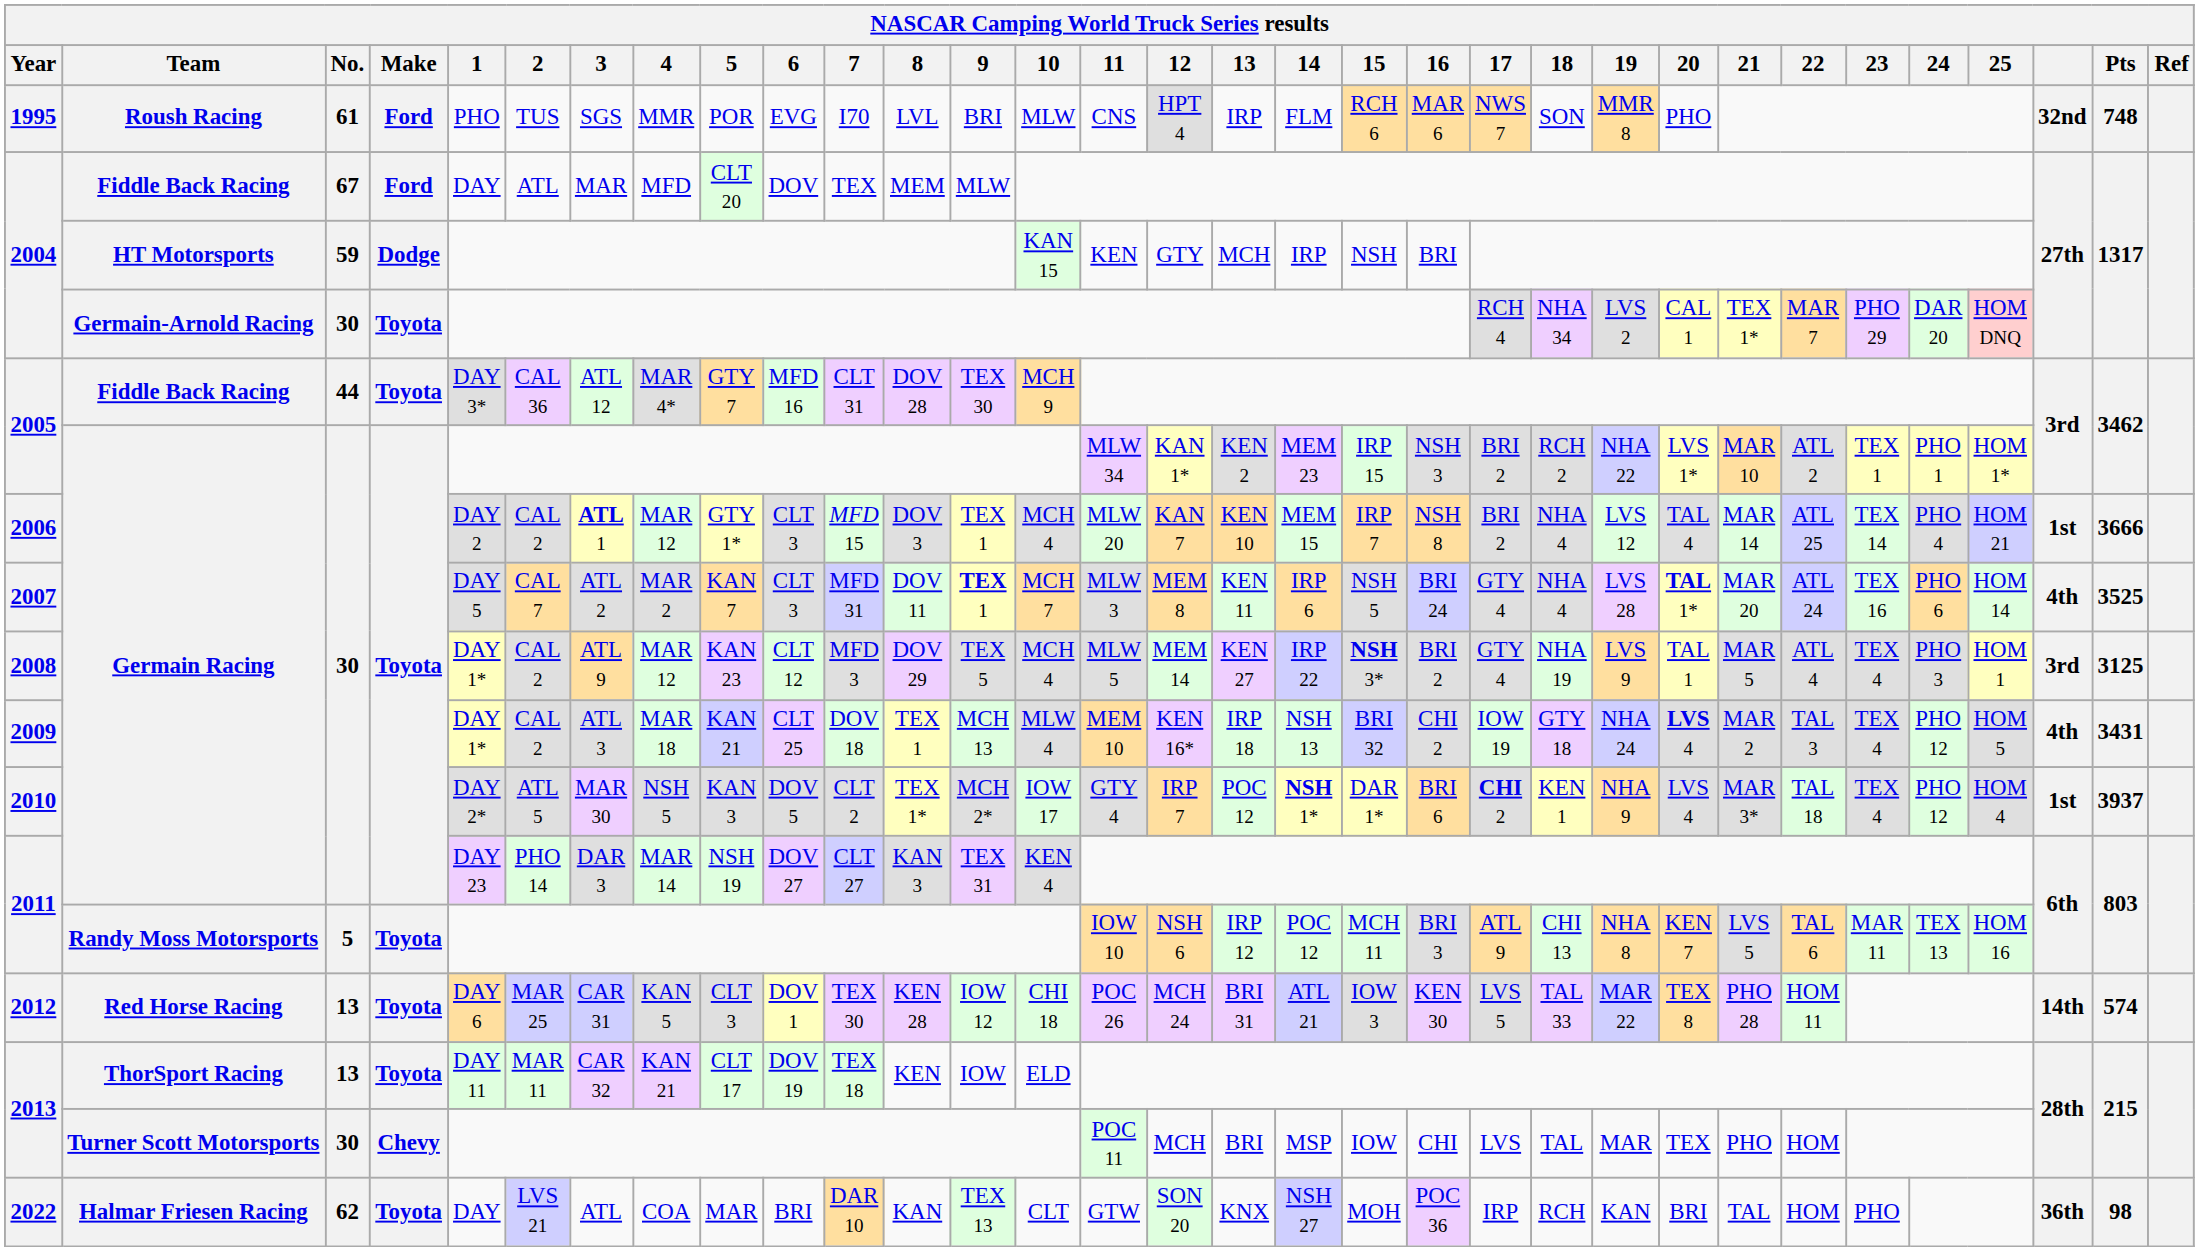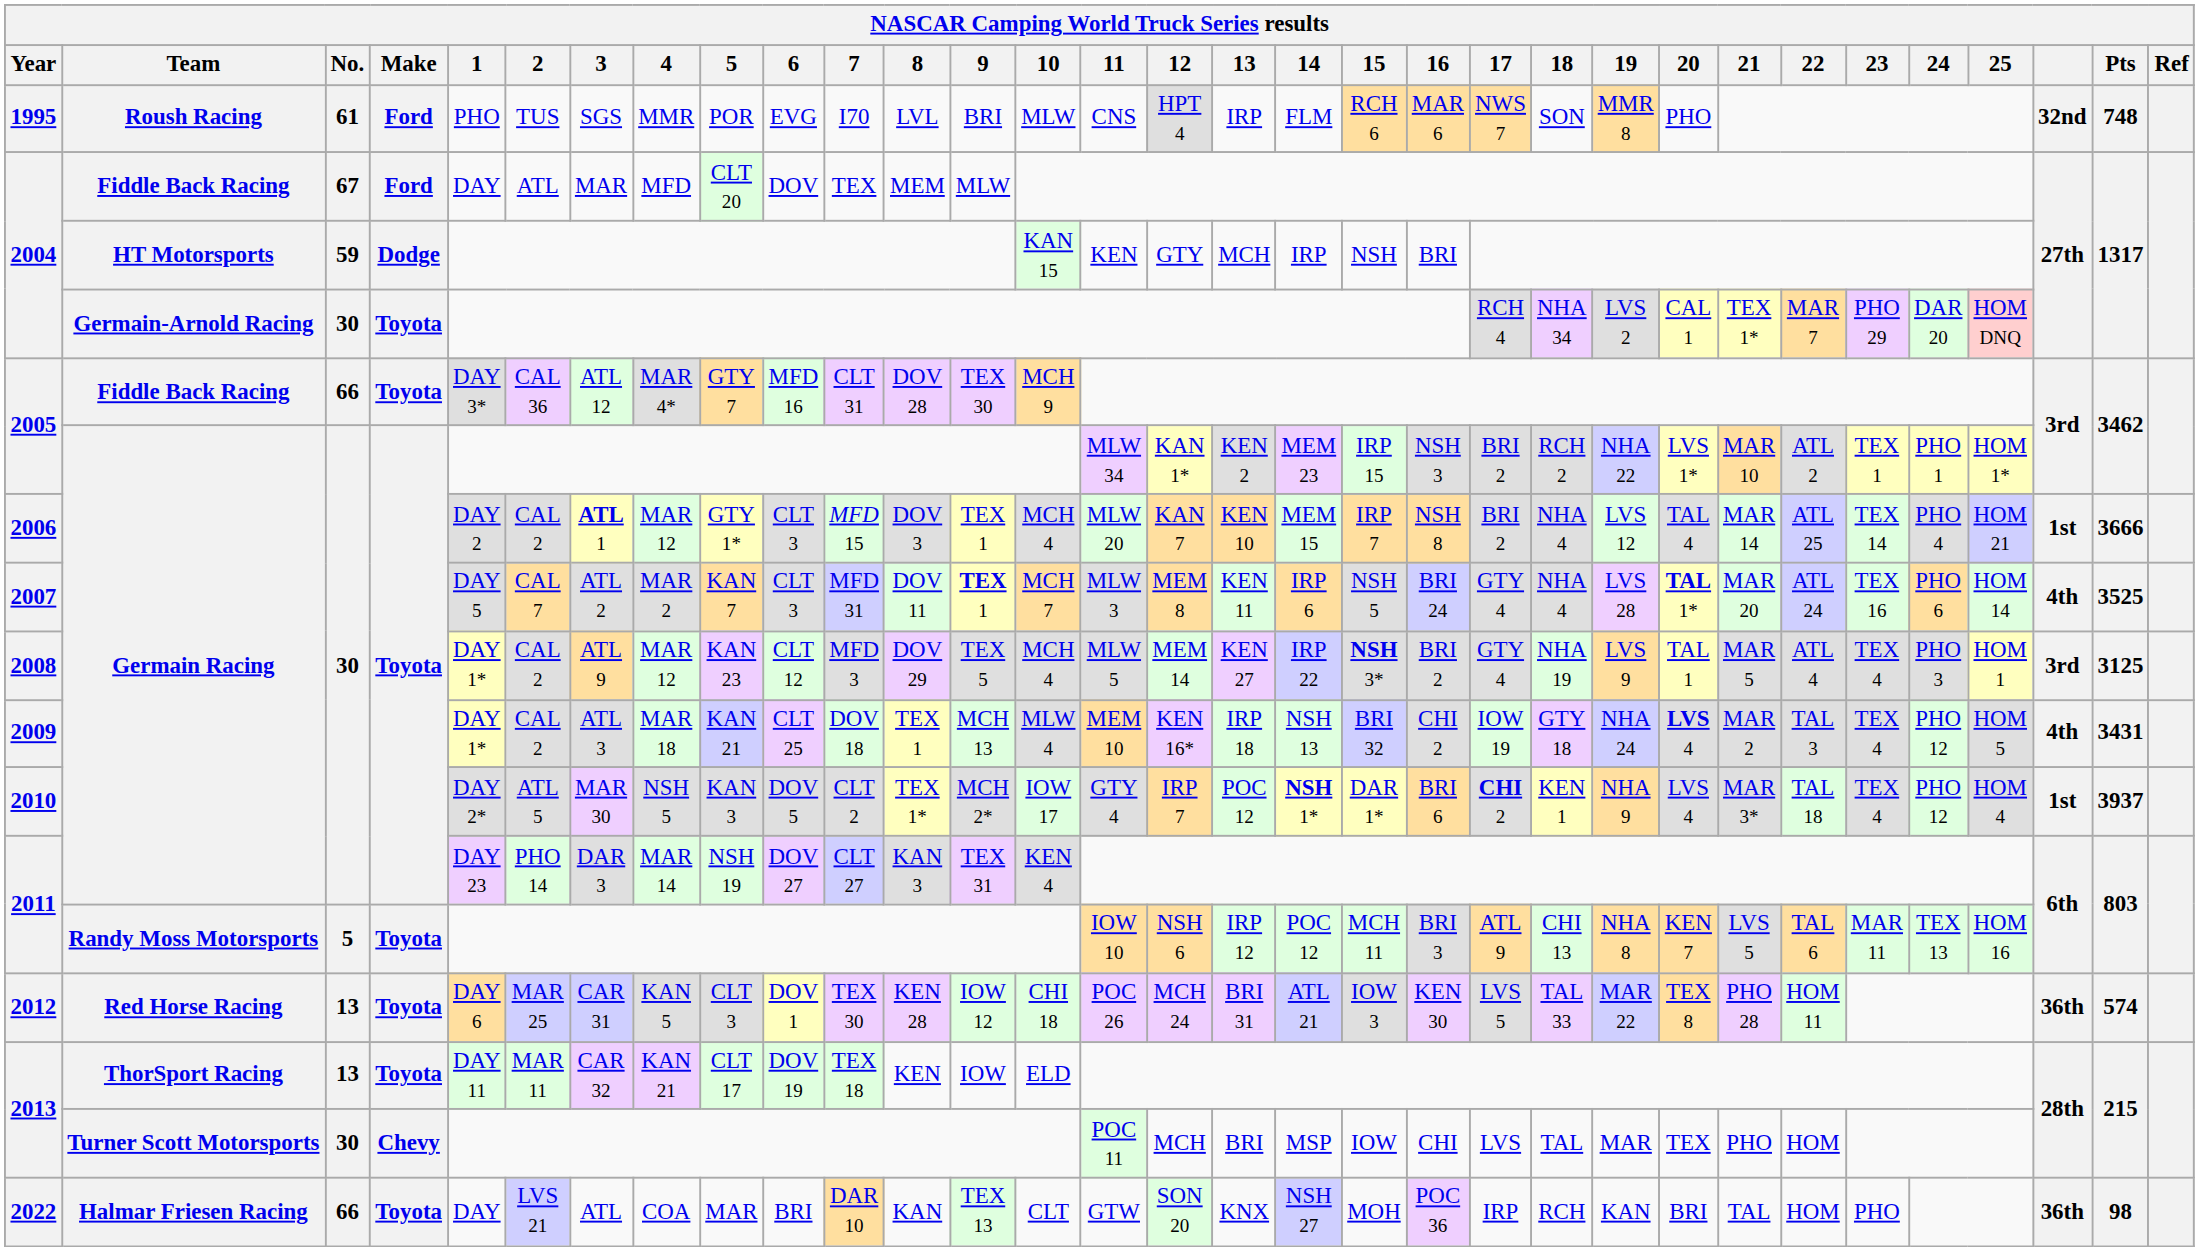(347, 391) 44 -> (347, 391) 66
(2062, 1006) 14th -> (2062, 1006) 36th
(347, 1211) 62 -> (347, 1211) 66
